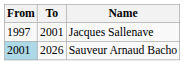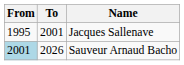(19, 32) 1997 -> (19, 32) 1995
